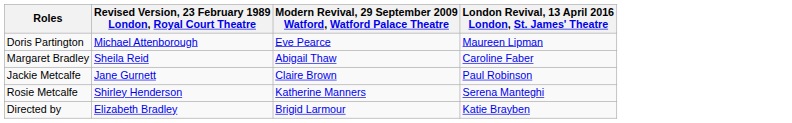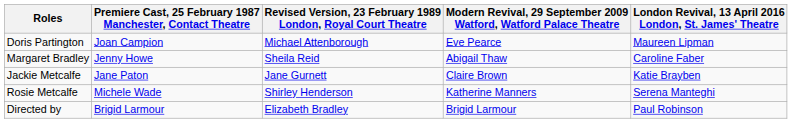+ column: (177, 19)
(497, 76) Paul Robinson -> (667, 76) Katie Brayben
(496, 110) Katie Brayben -> (668, 110) Paul Robinson
